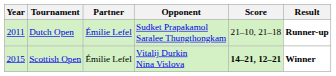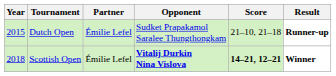(16, 33) 2011 -> (16, 33) 2015
(16, 59) 2015 -> (16, 59) 2018
(162, 59) normal -> (164, 59) bold
